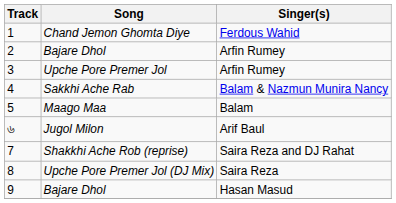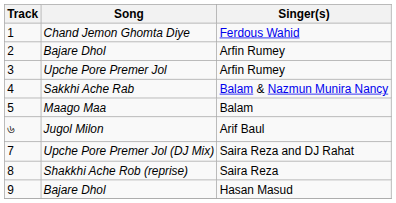(116, 152) Shakkhi Ache Rob (reprise) -> (129, 152) Upche Pore Premer Jol (DJ Mix)
(129, 170) Upche Pore Premer Jol (DJ Mix) -> (116, 170) Shakkhi Ache Rob (reprise)
